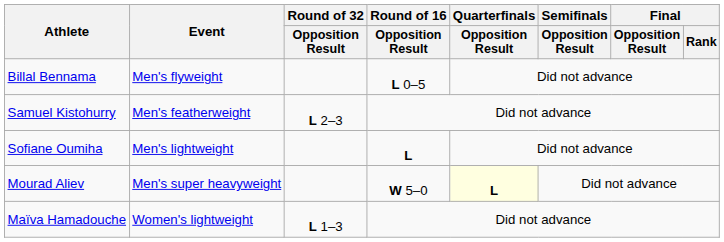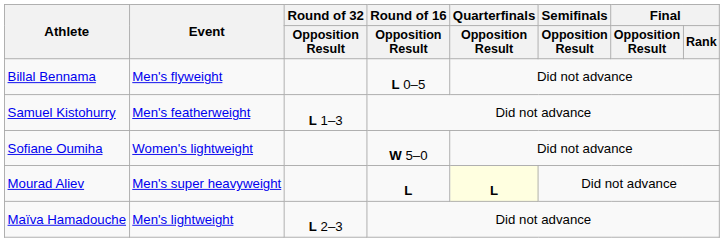(326, 120) L 2–3 -> (326, 120) L 1–3
(183, 148) Men's lightweight -> (193, 148) Women's lightweight
(408, 156) L -> (408, 156) W 5–0
(408, 191) W 5–0 -> (408, 191) L
(193, 220) Women's lightweight -> (183, 220) Men's lightweight
(326, 227) L 1–3 -> (326, 227) L 2–3
